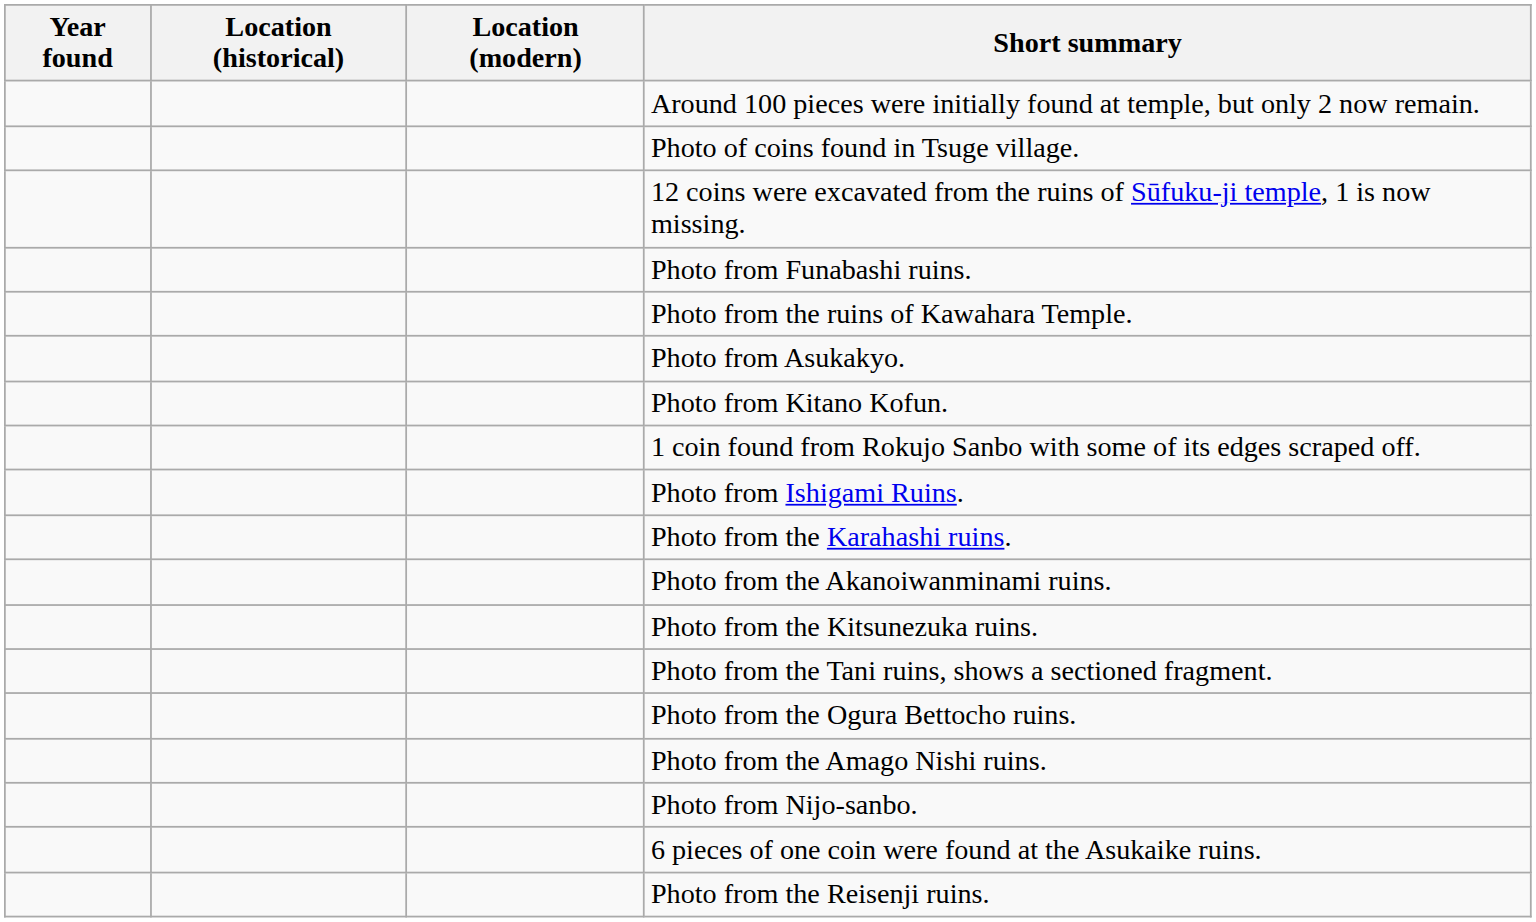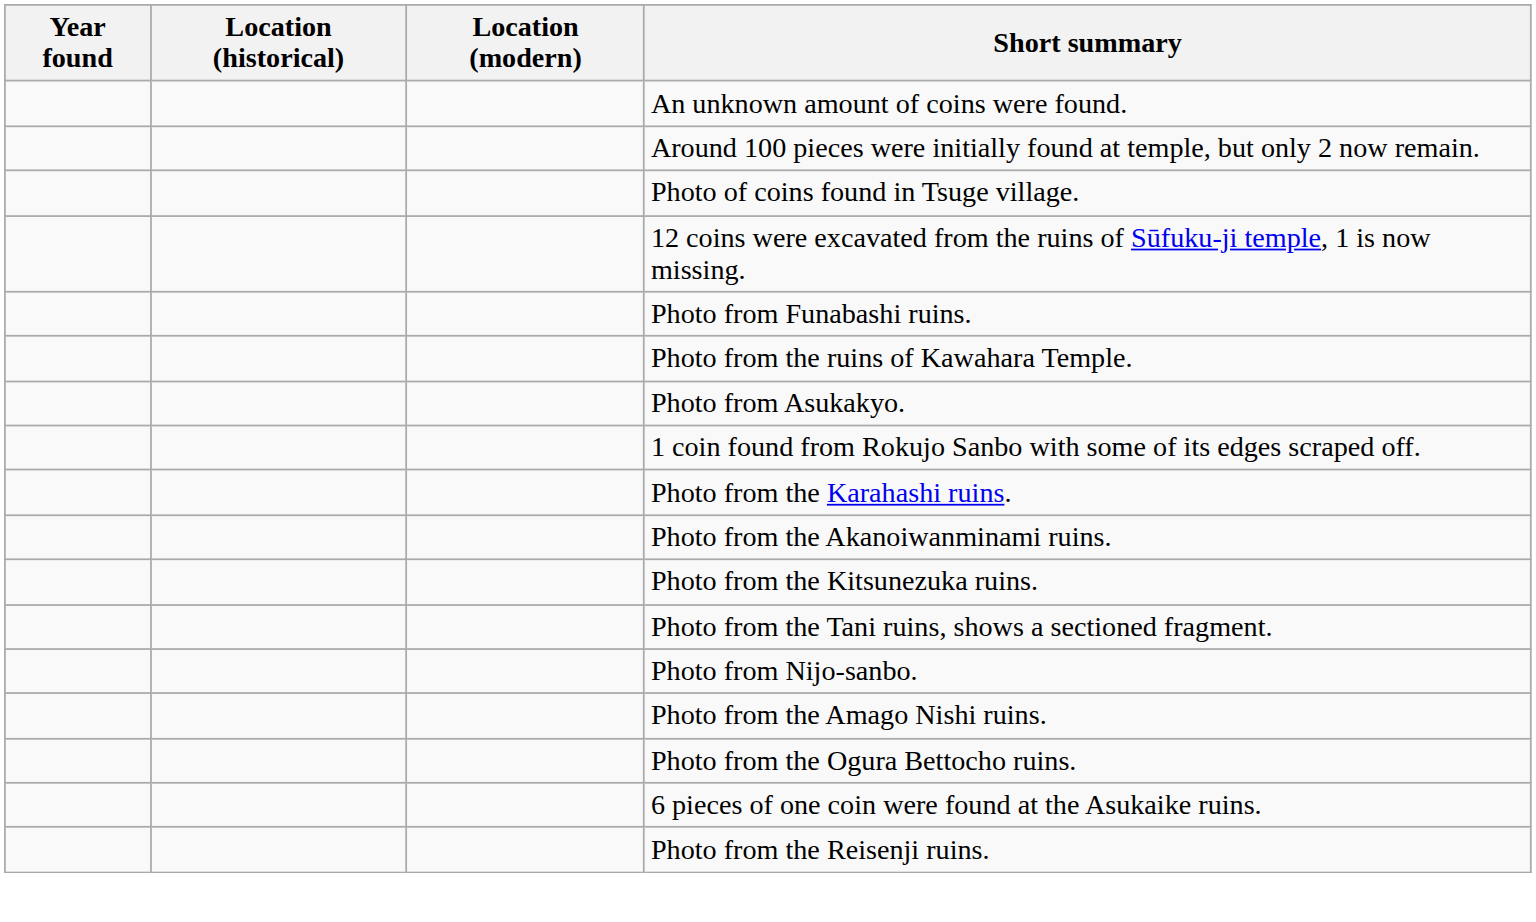+ row: (889, 103)
- row: (800, 402)
- row: (807, 492)
rows swapped: (864, 715) <-> (784, 804)
